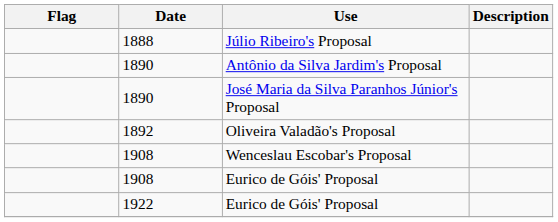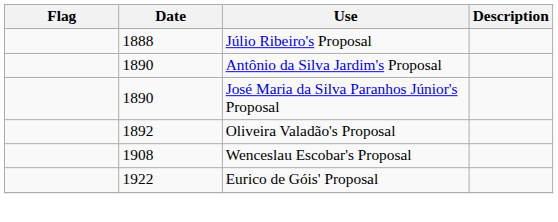- row: (138, 180)
